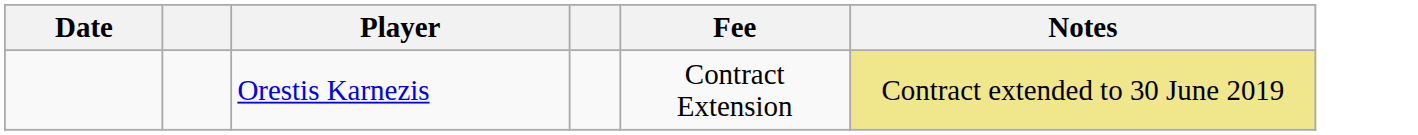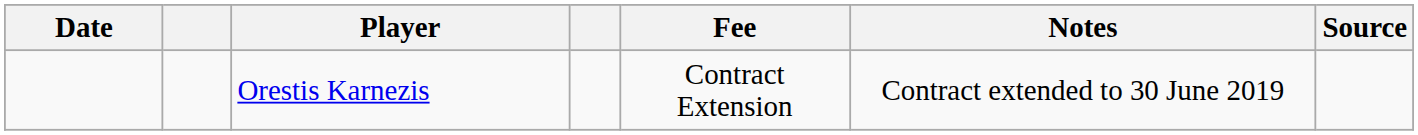+ column: (1365, 27)
(1083, 89) khaki background -> (1083, 89) no background
